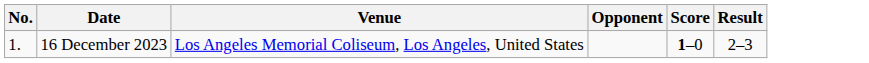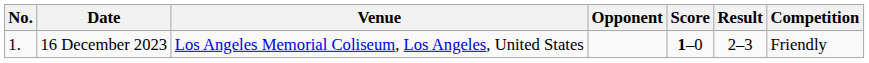+ column: (815, 17)
